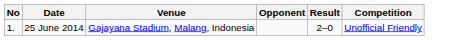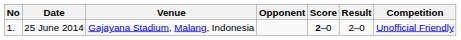+ column: (323, 12)
